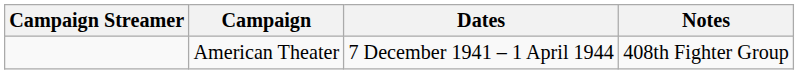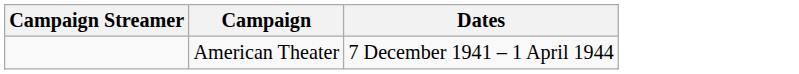- column: (706, 20)
